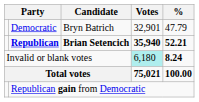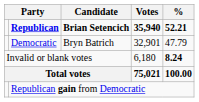rows swapped: (35, 43) <-> (34, 27)
(145, 58) paleturquoise background -> (145, 58) no background
